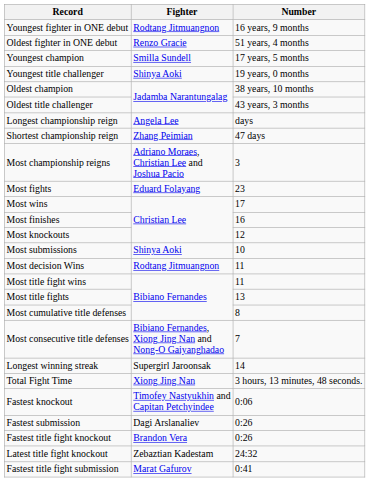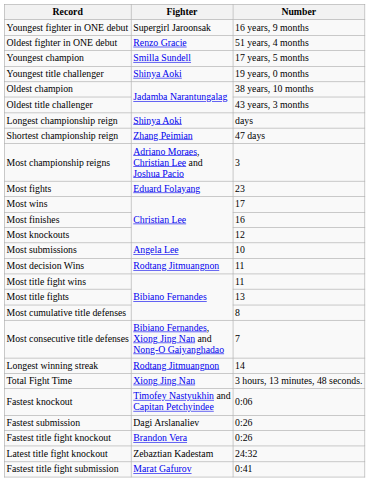(176, 27) Rodtang Jitmuangnon -> (172, 27) Supergirl Jaroonsak
(156, 120) Angela Lee -> (158, 120) Shinya Aoki
(158, 250) Shinya Aoki -> (156, 250) Angela Lee
(172, 365) Supergirl Jaroonsak -> (176, 365) Rodtang Jitmuangnon
